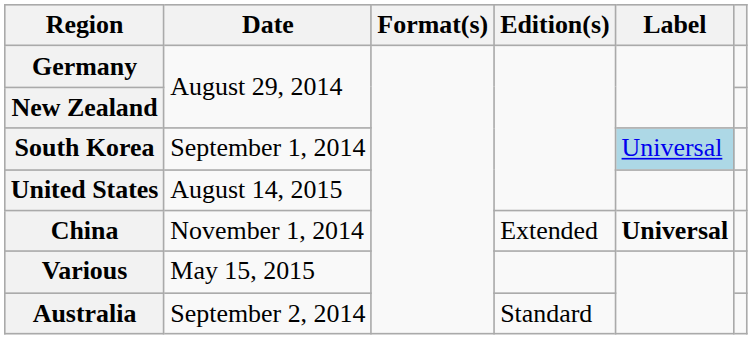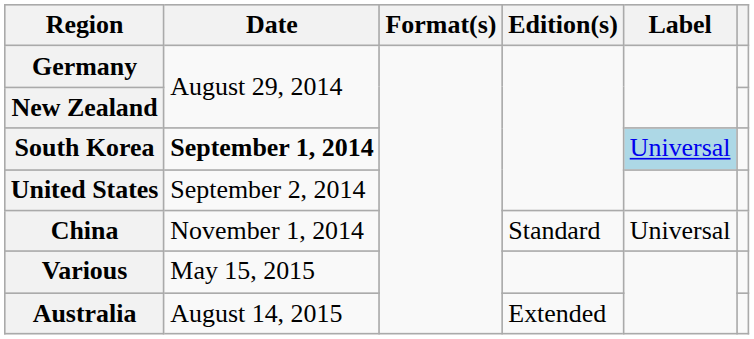(268, 148) normal -> (272, 148) bold
(256, 189) August 14, 2015 -> (268, 189) September 2, 2014
(549, 230) Extended -> (554, 230) Standard
(675, 230) bold -> (680, 230) normal
(268, 312) September 2, 2014 -> (256, 312) August 14, 2015
(546, 312) Standard -> (557, 312) Extended
